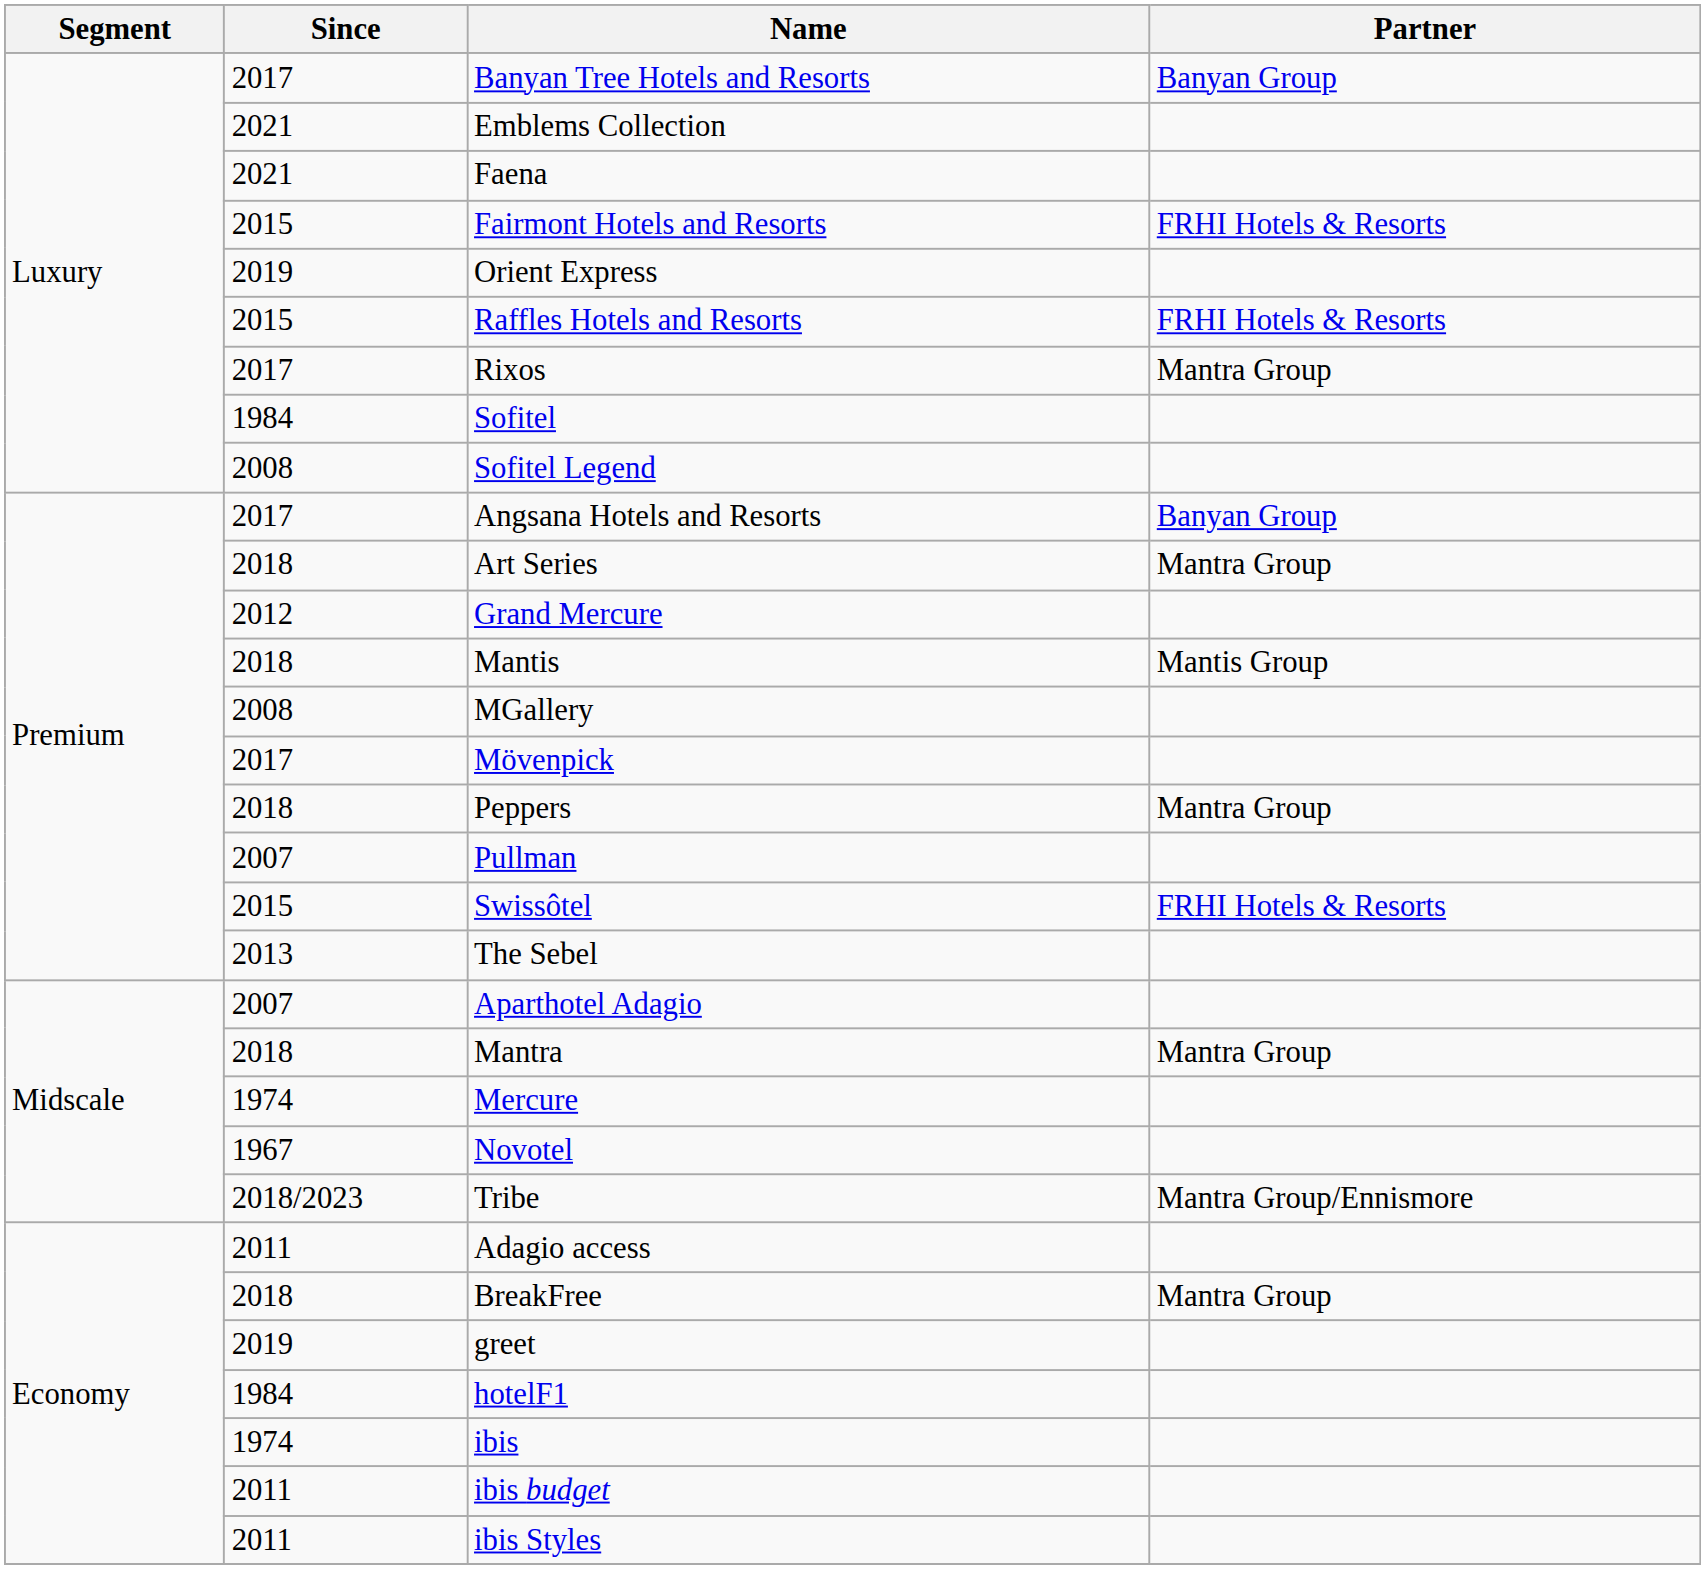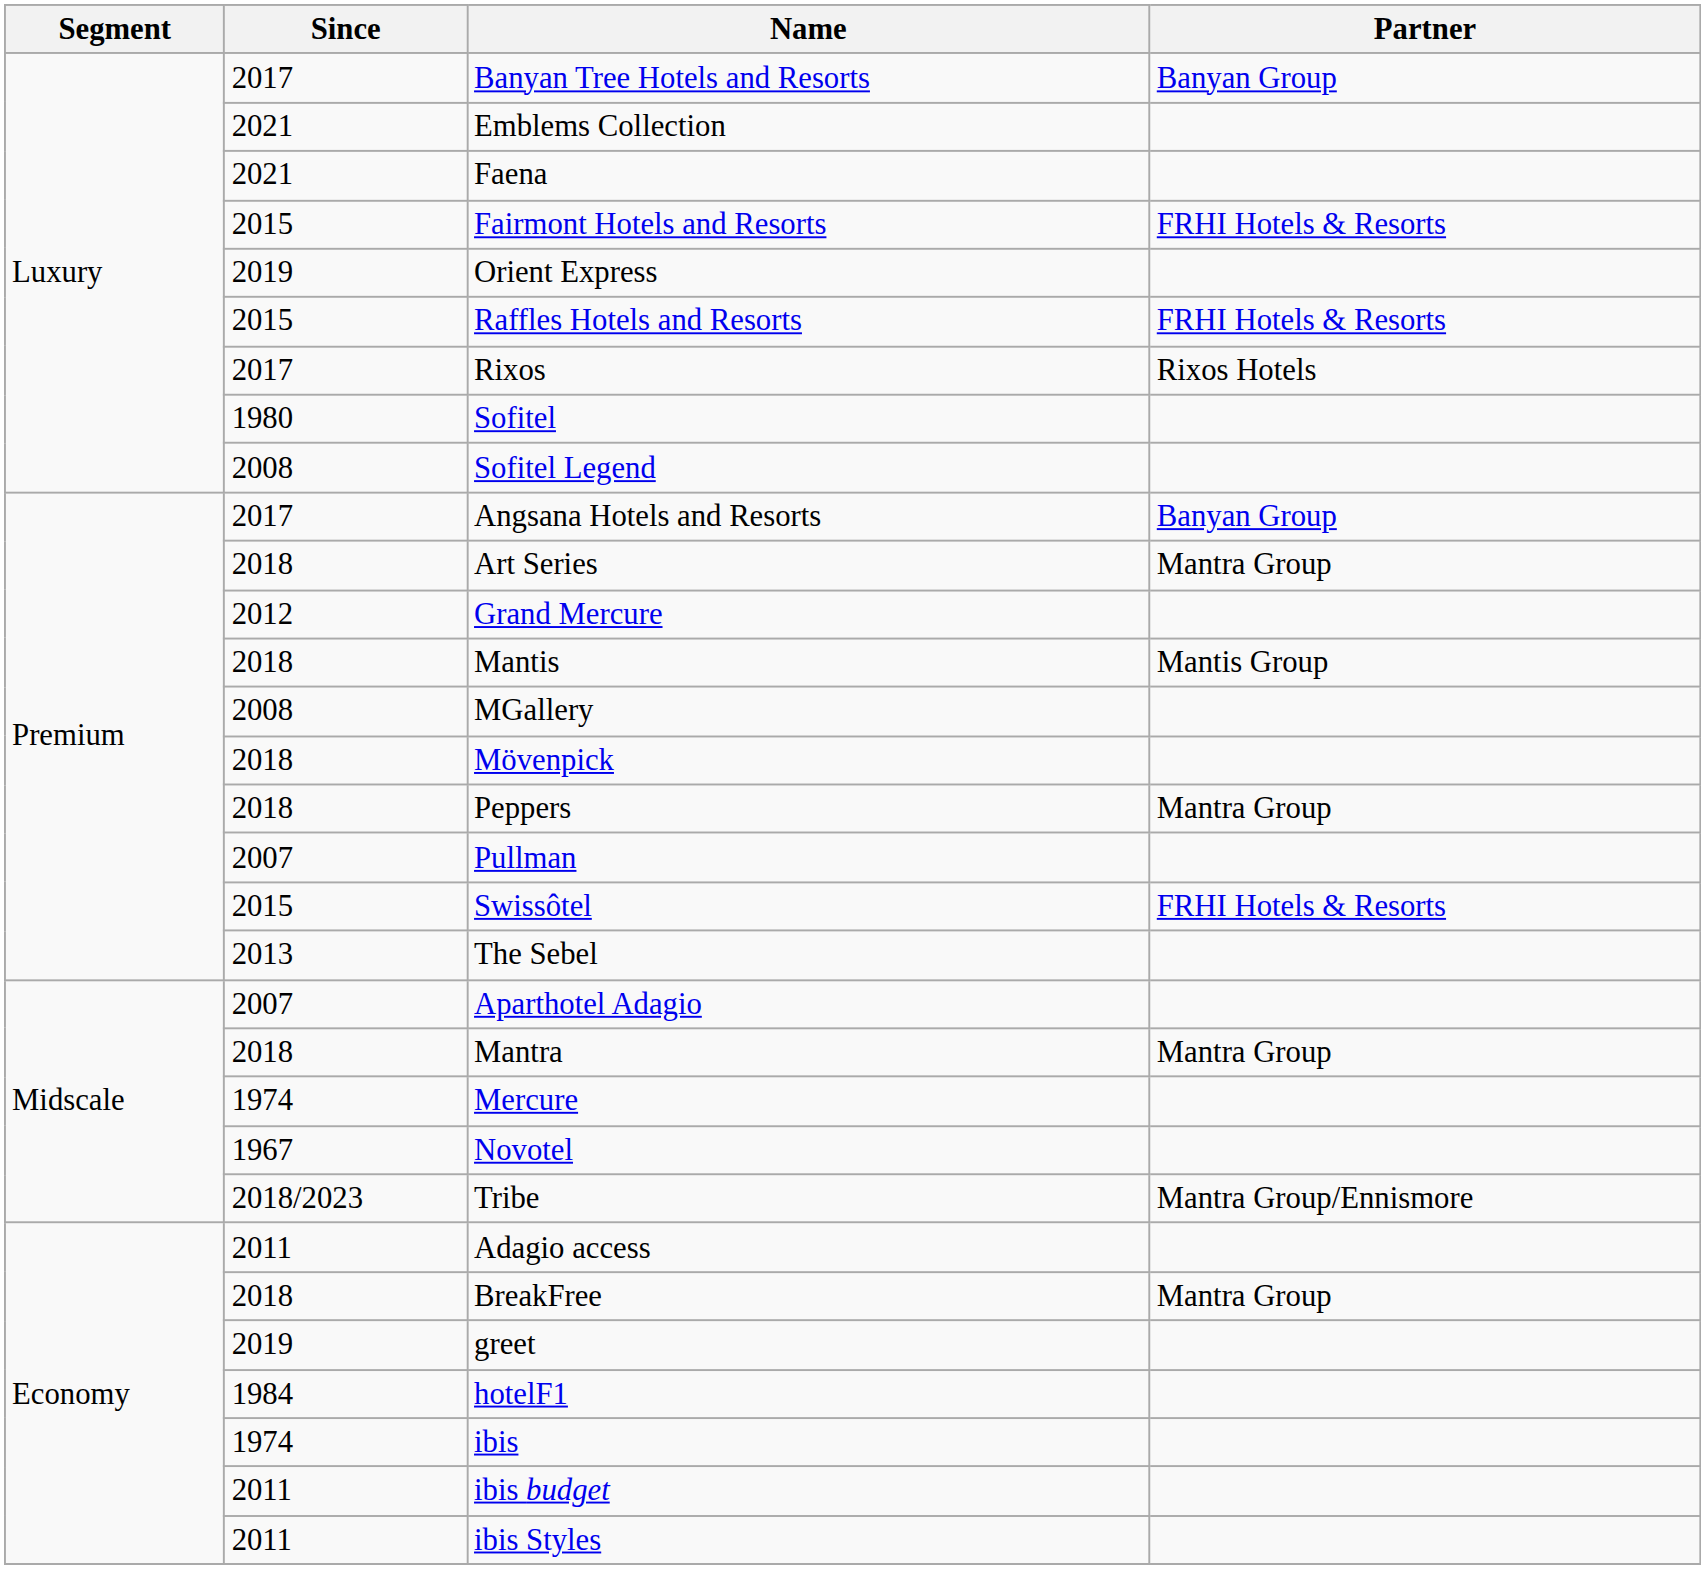(1244, 369) Mantra Group -> (1237, 369) Rixos Hotels
(262, 418) 1984 -> (262, 418) 1980
(262, 759) 2017 -> (262, 759) 2018
